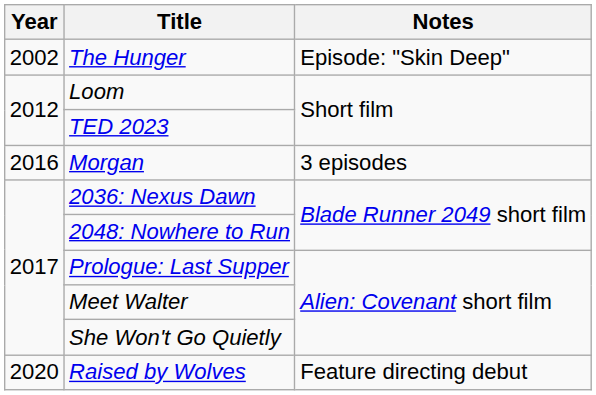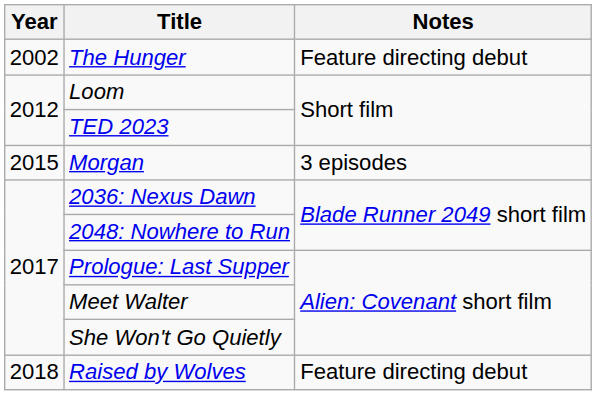(405, 57) Episode: "Skin Deep" -> (414, 57) Feature directing debut
(34, 162) 2016 -> (34, 162) 2015
(34, 372) 2020 -> (34, 372) 2018
